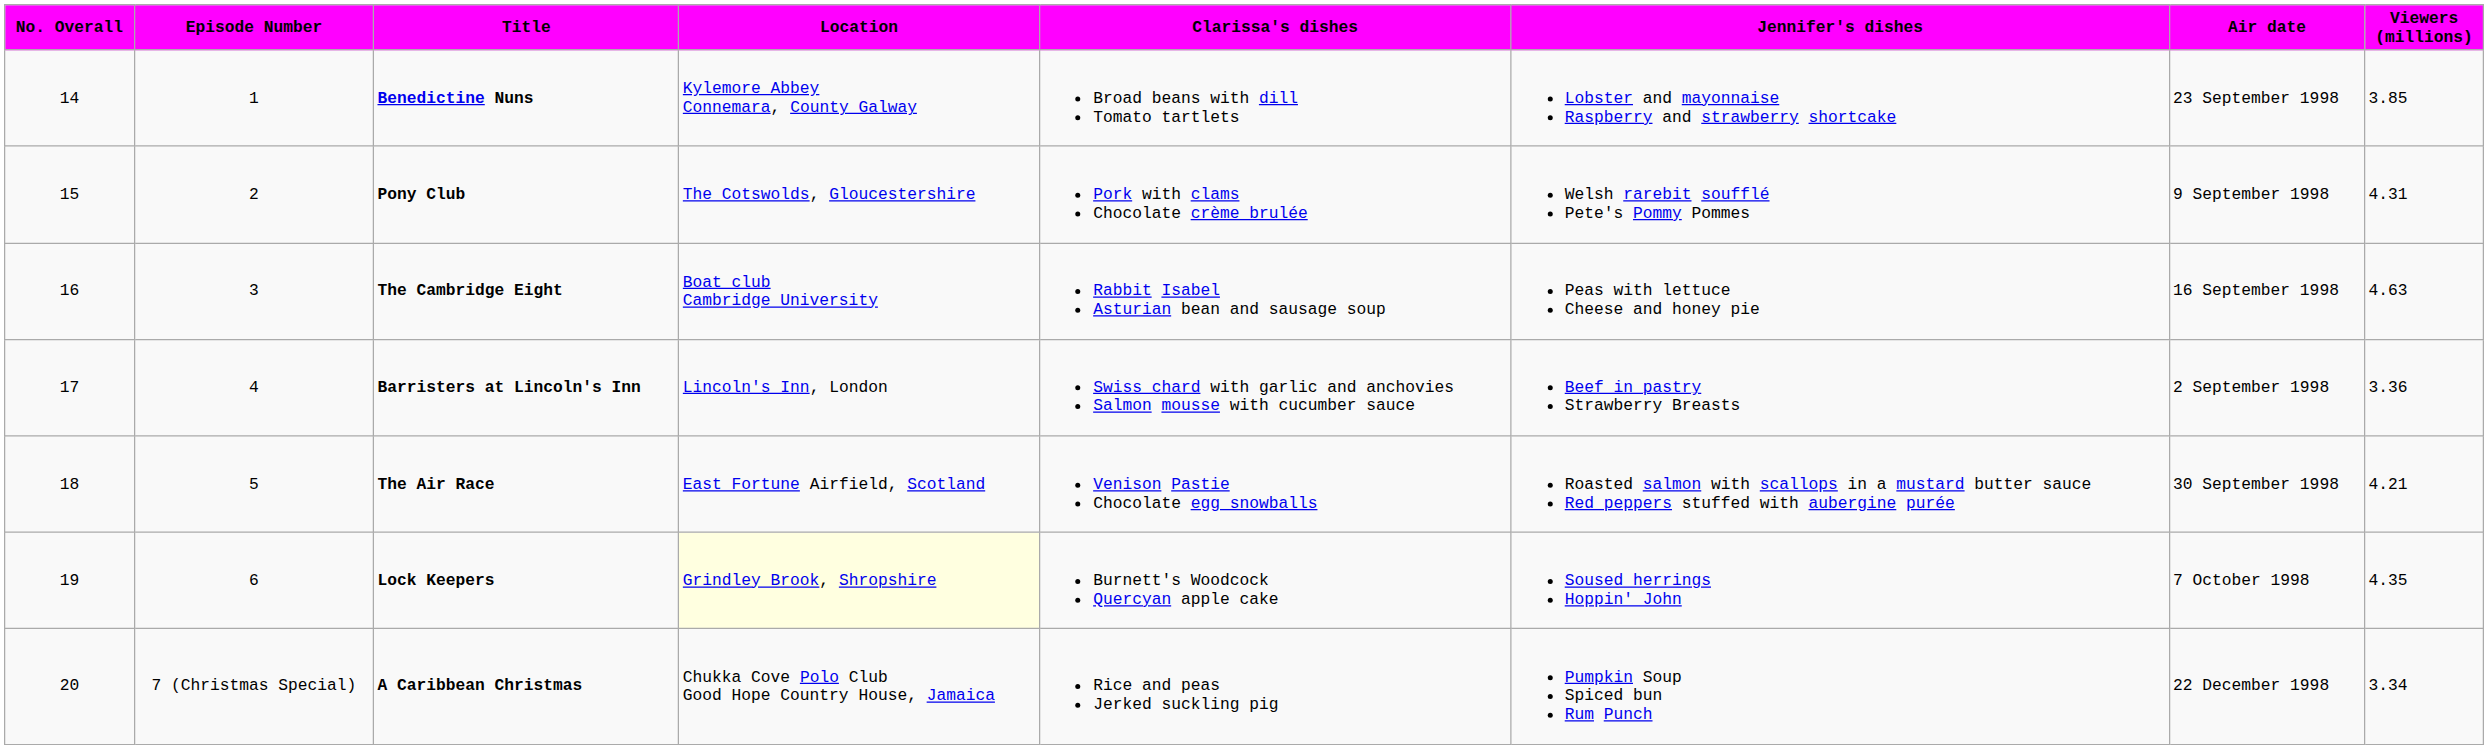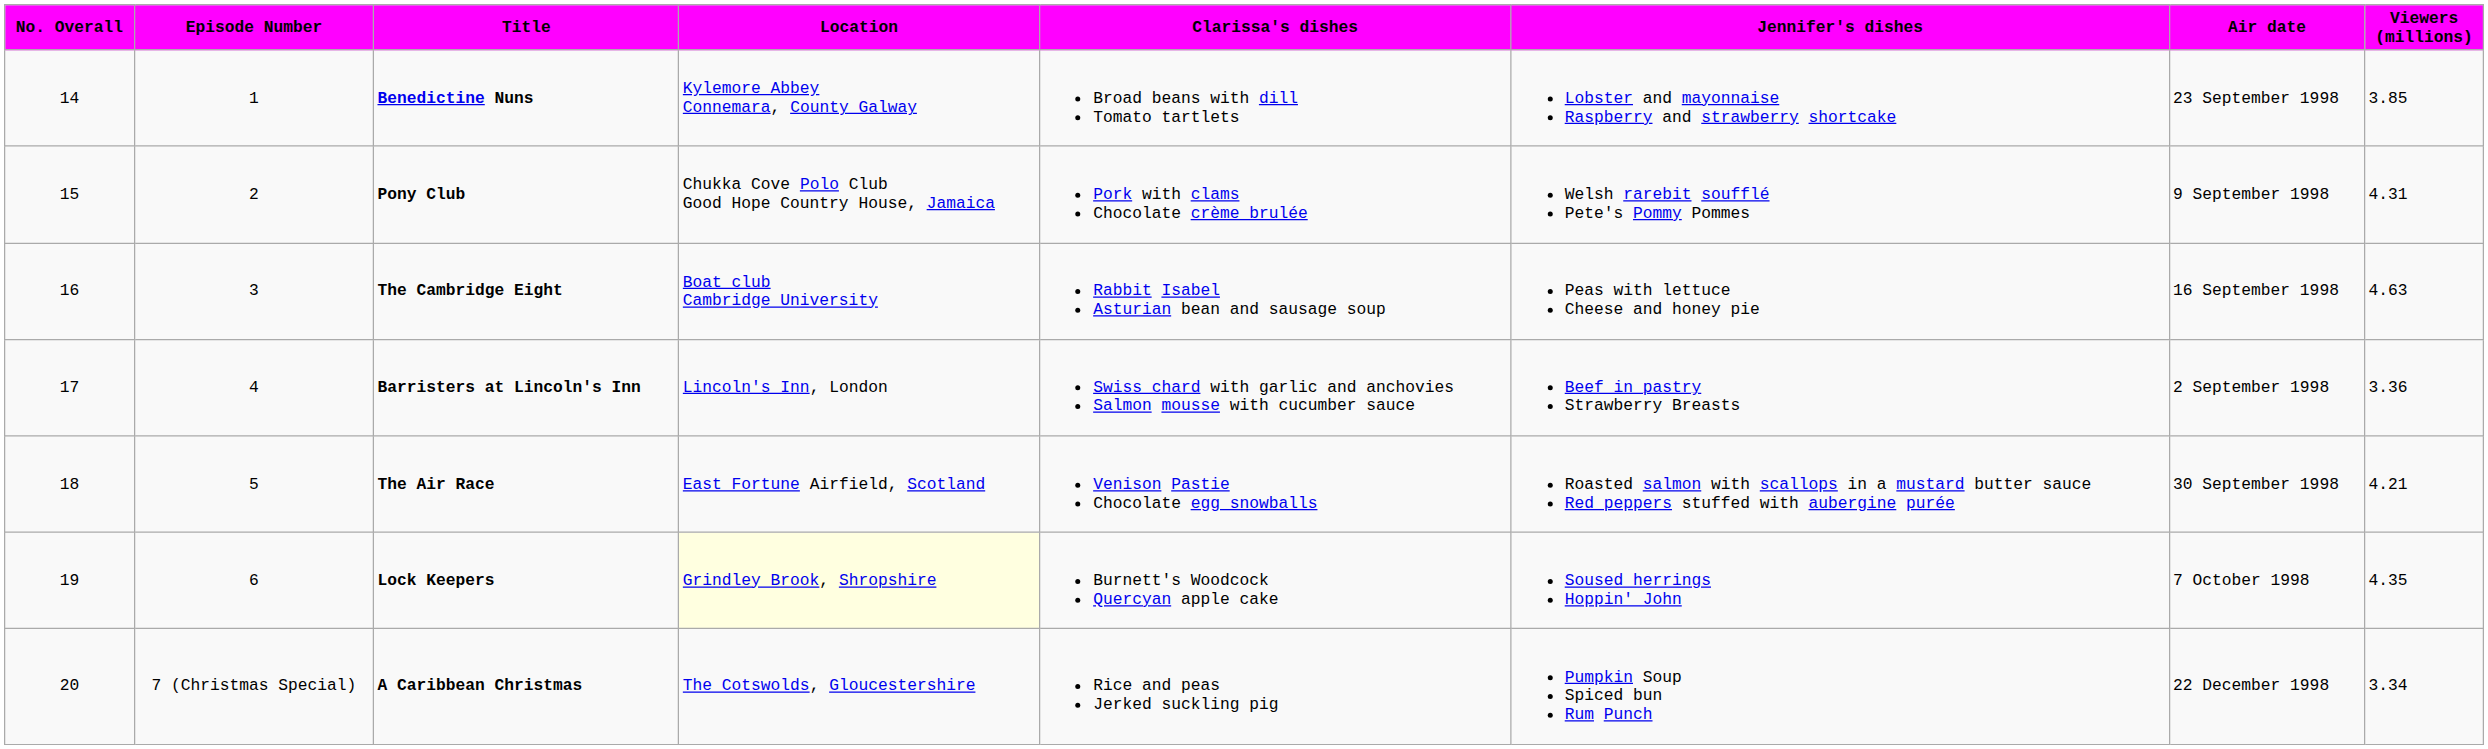(829, 195) The Cotswolds, Gloucestershire -> (839, 195) Chukka Cove Polo Club Good Hope Country House, Jamaica
(839, 686) Chukka Cove Polo Club Good Hope Country House, Jamaica -> (829, 686) The Cotswolds, Gloucestershire
